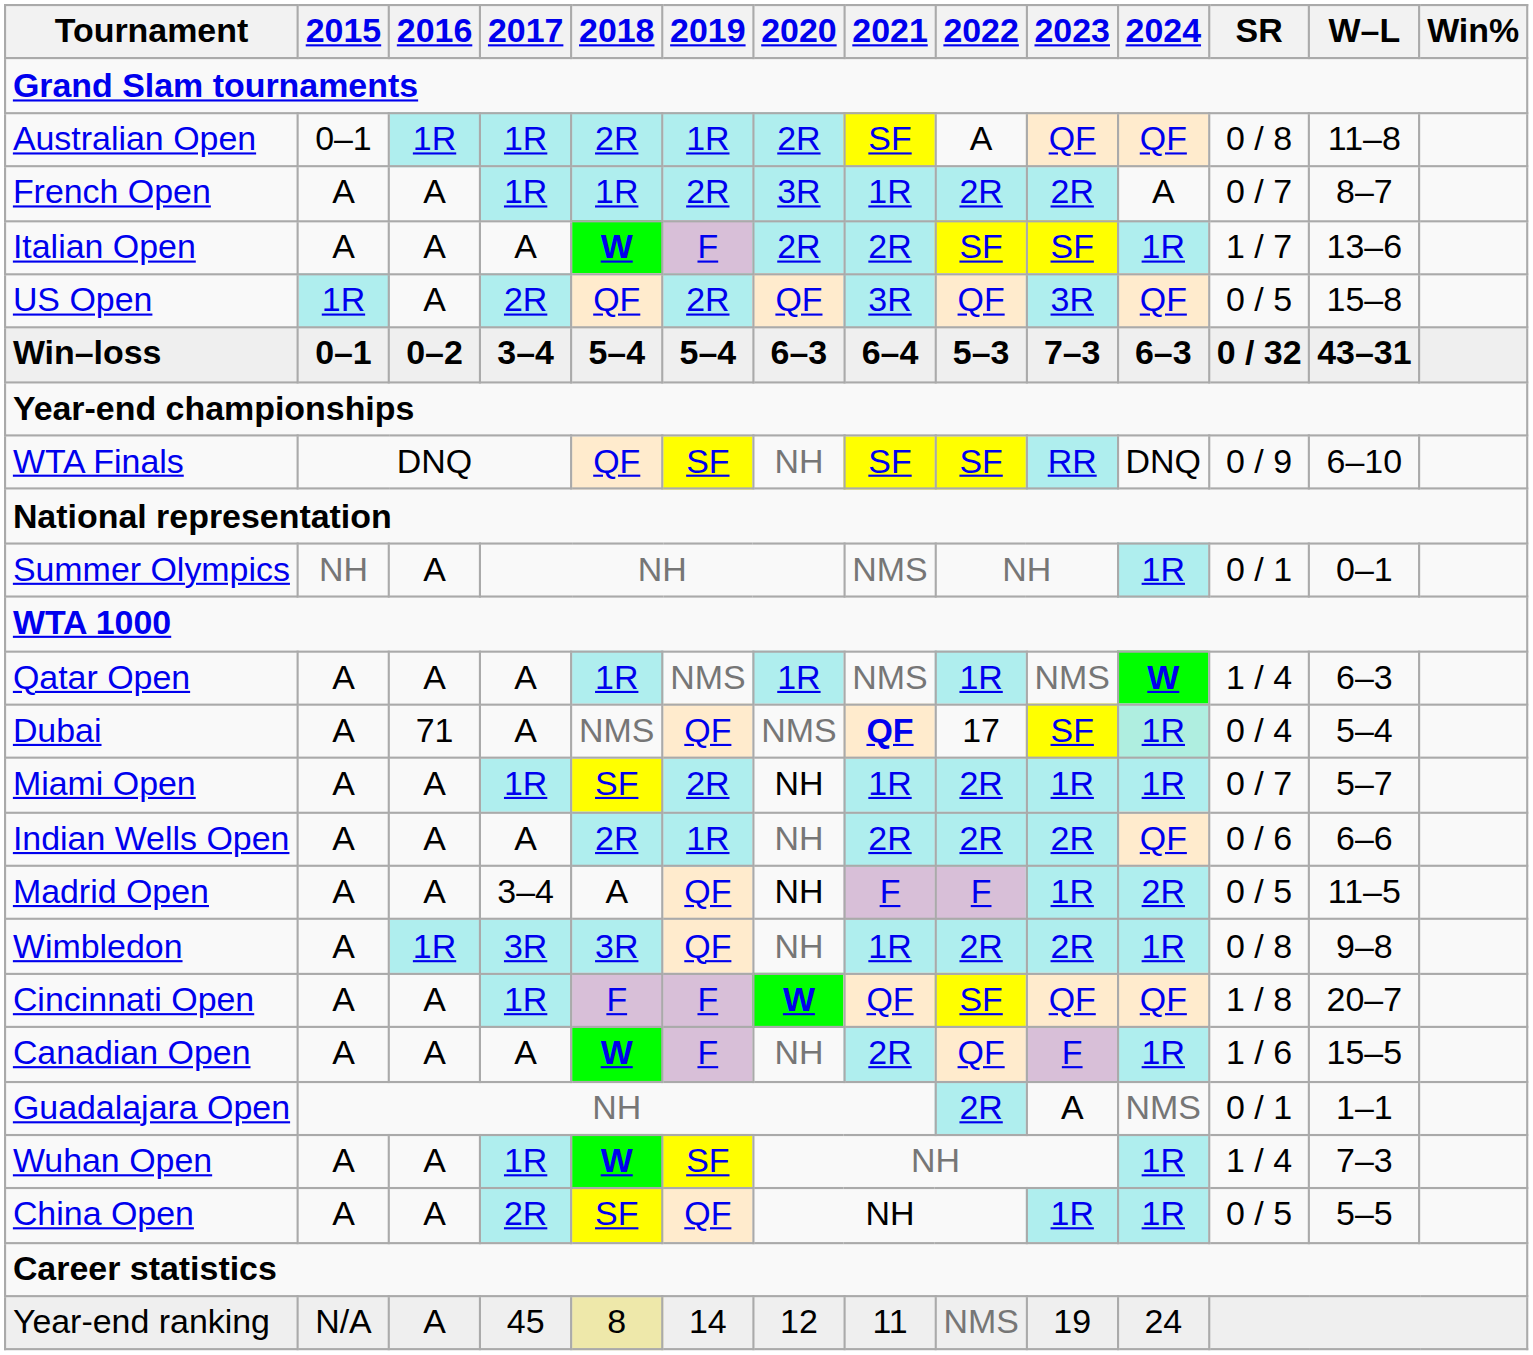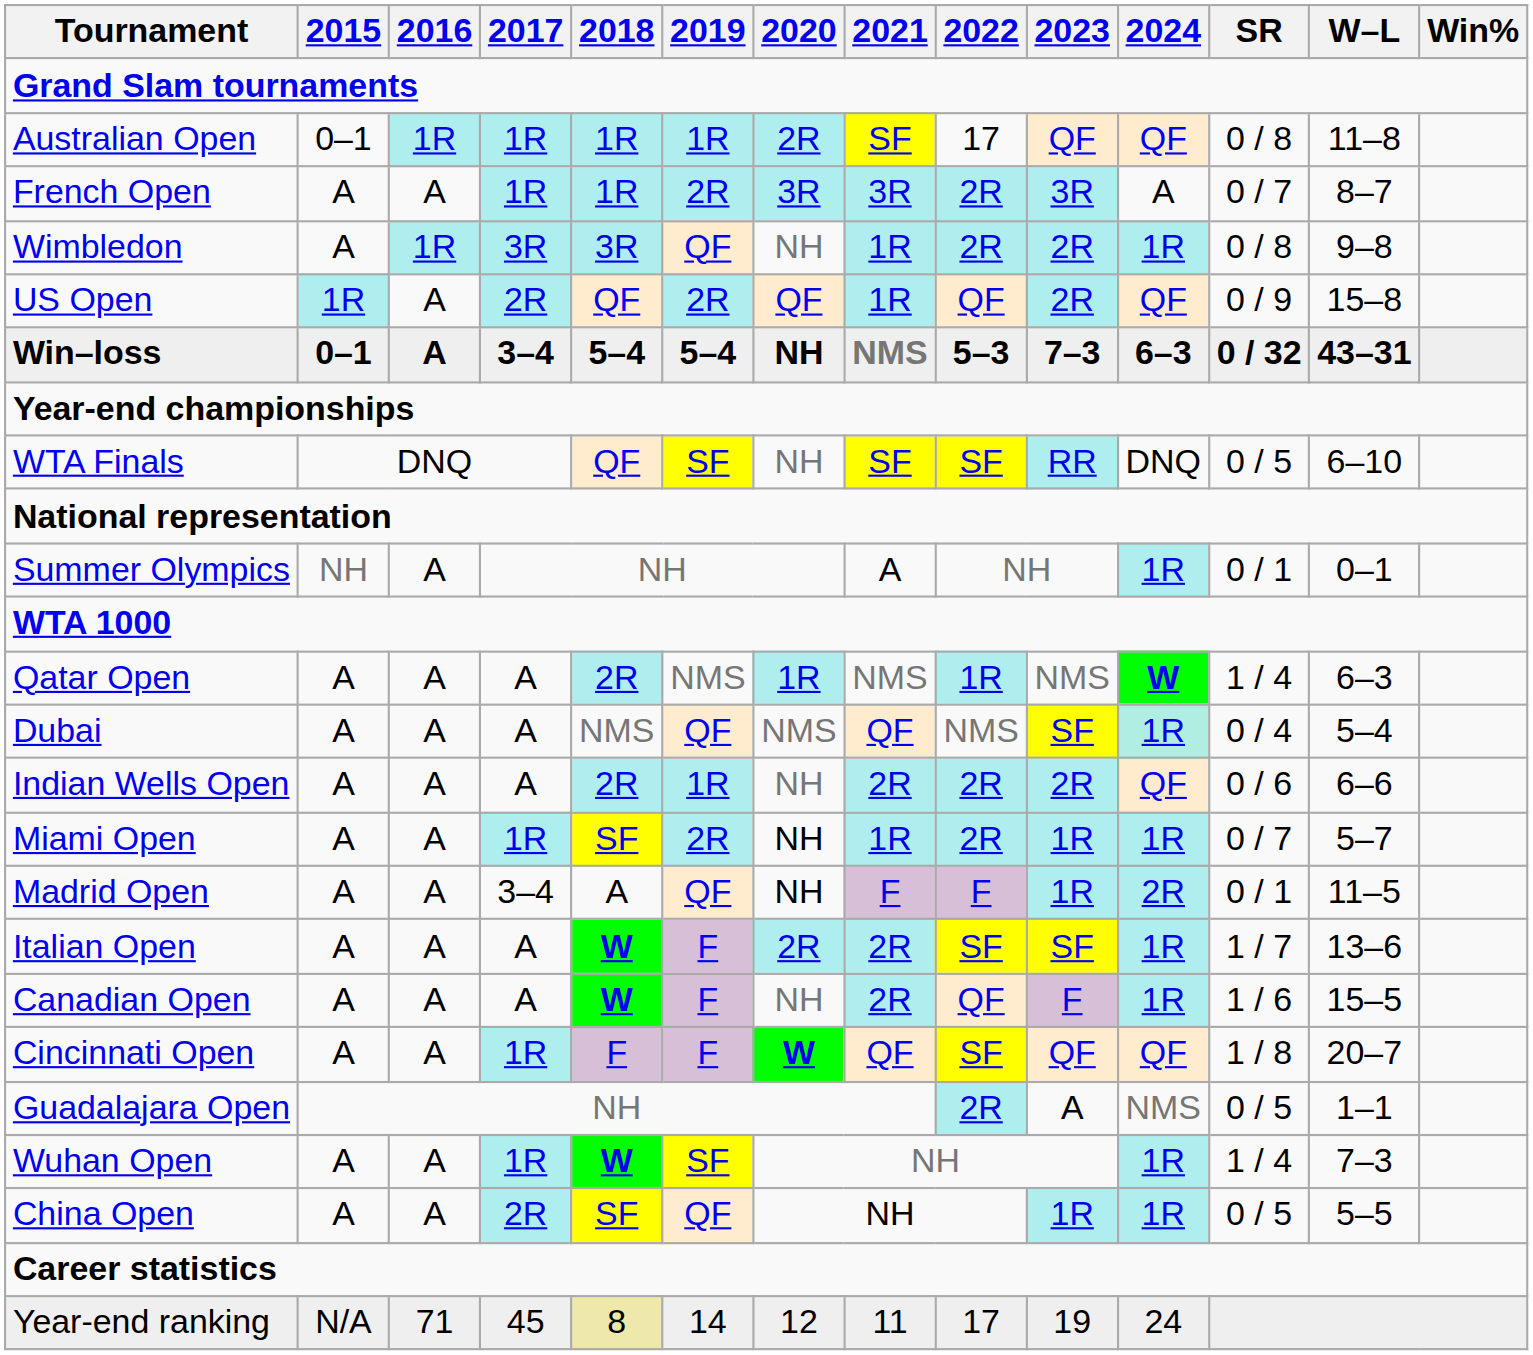(617, 138) 2R -> (617, 138) 1R
(981, 138) A -> (981, 138) 17
(890, 192) 1R -> (890, 192) 3R
(1072, 192) 2R -> (1072, 192) 3R
rows swapped: (98, 945) <-> (104, 246)
(890, 300) 3R -> (890, 300) 1R
(1072, 300) 3R -> (1072, 300) 2R
(1259, 300) 0 / 5 -> (1259, 300) 0 / 9
(435, 354) 0–2 -> (435, 354) A
(799, 354) 6–3 -> (799, 354) NH
(890, 354) 6–4 -> (890, 354) NMS
(1259, 461) 0 / 9 -> (1259, 461) 0 / 5
(890, 569) NMS -> (890, 569) A
(617, 676) 1R -> (617, 676) 2R
(435, 730) 71 -> (435, 730) A
(890, 730) bold -> (890, 730) normal
(981, 730) 17 -> (981, 730) NMS
rows swapped: (151, 838) <-> (104, 784)
(1259, 892) 0 / 5 -> (1259, 892) 0 / 1
rows swapped: (132, 1053) <-> (134, 999)
(1259, 1107) 0 / 1 -> (1259, 1107) 0 / 5
(435, 1322) A -> (435, 1322) 71
(981, 1322) NMS -> (981, 1322) 17
